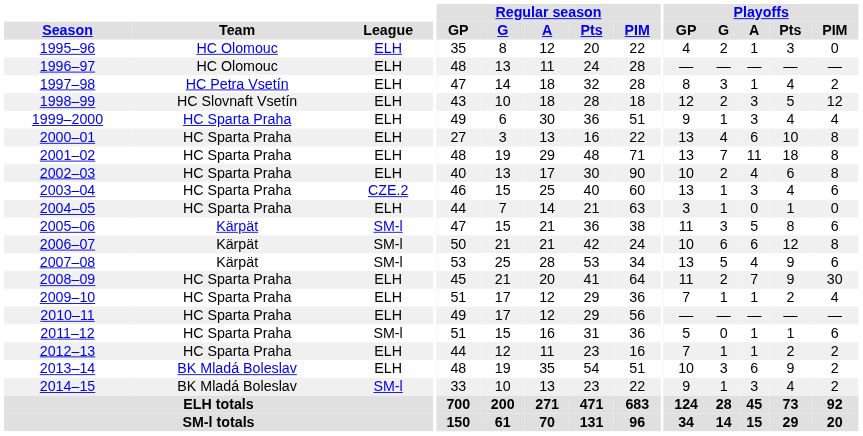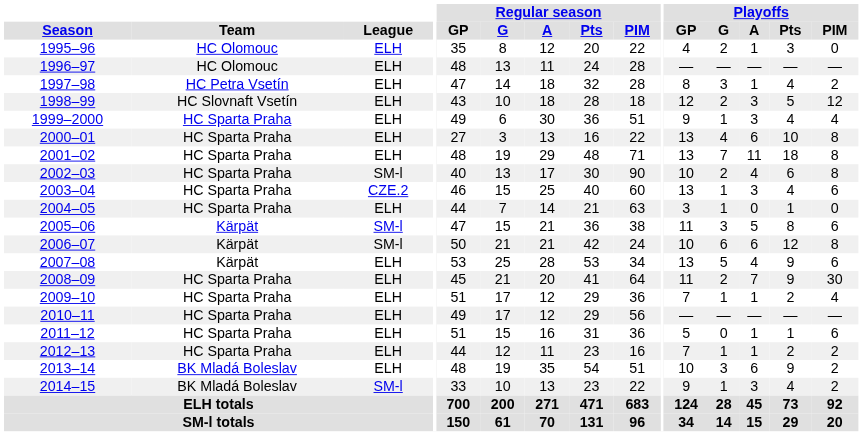(388, 173) ELH -> (388, 173) SM-l
(388, 262) SM-l -> (388, 262) ELH
(388, 333) SM-l -> (388, 333) ELH
